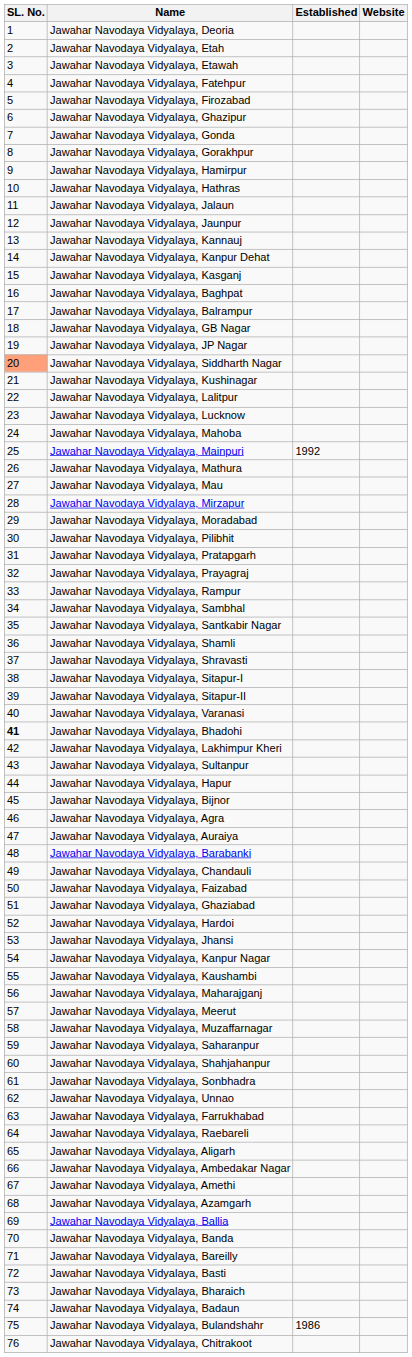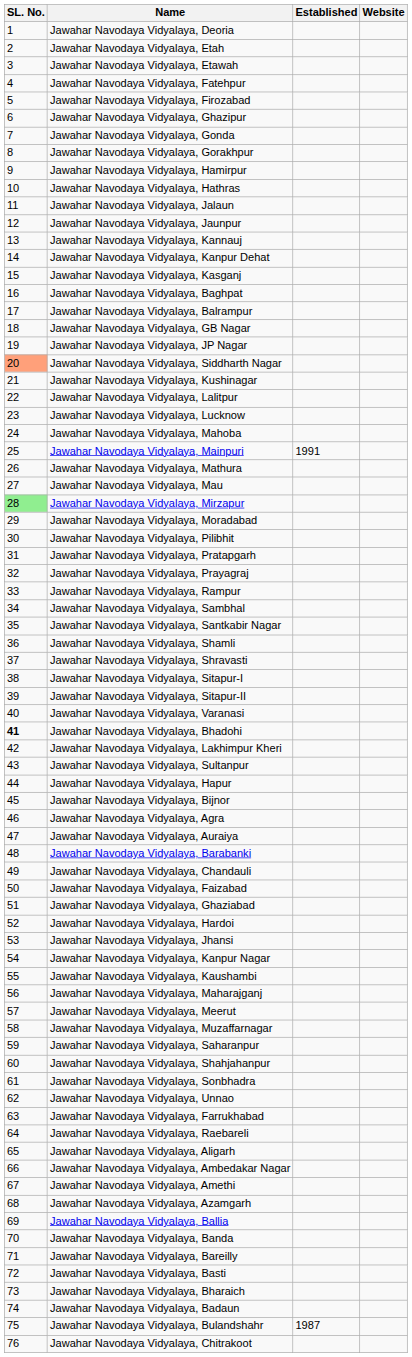(308, 450) 1992 -> (308, 450) 1991
(13, 503) no background -> (13, 503) lightgreen background
(308, 1326) 1986 -> (308, 1326) 1987
